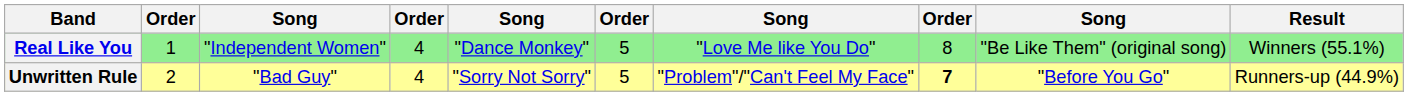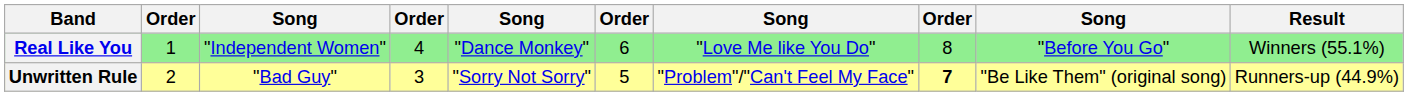(624, 47) 5 -> (624, 47) 6
(1103, 47) "Be Like Them" (original song) -> (1103, 47) "Before You Go"
(419, 76) 4 -> (419, 76) 3
(1103, 76) "Before You Go" -> (1103, 76) "Be Like Them" (original song)
